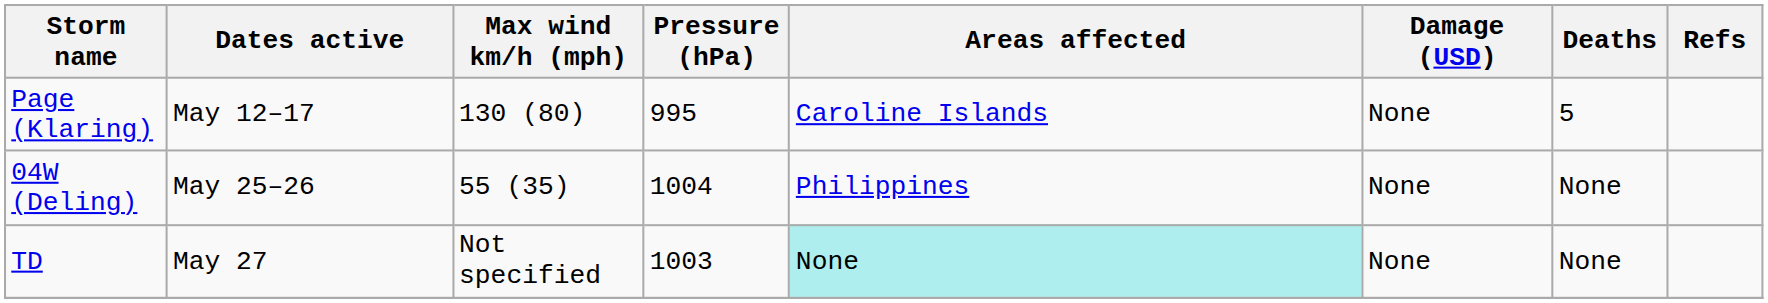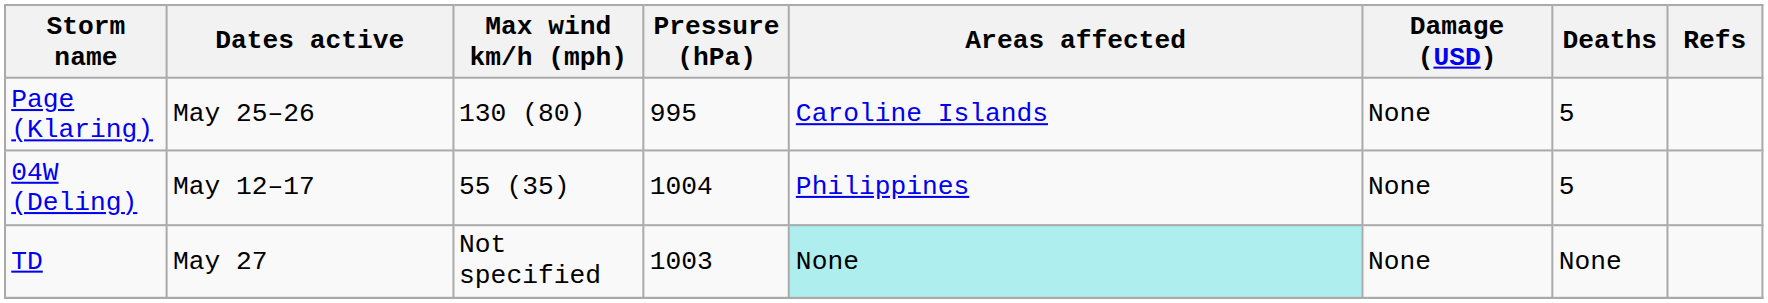(244, 115) May 12–17 -> (244, 115) May 25–26
(244, 188) May 25–26 -> (244, 188) May 12–17
(1590, 188) None -> (1567, 188) 5
